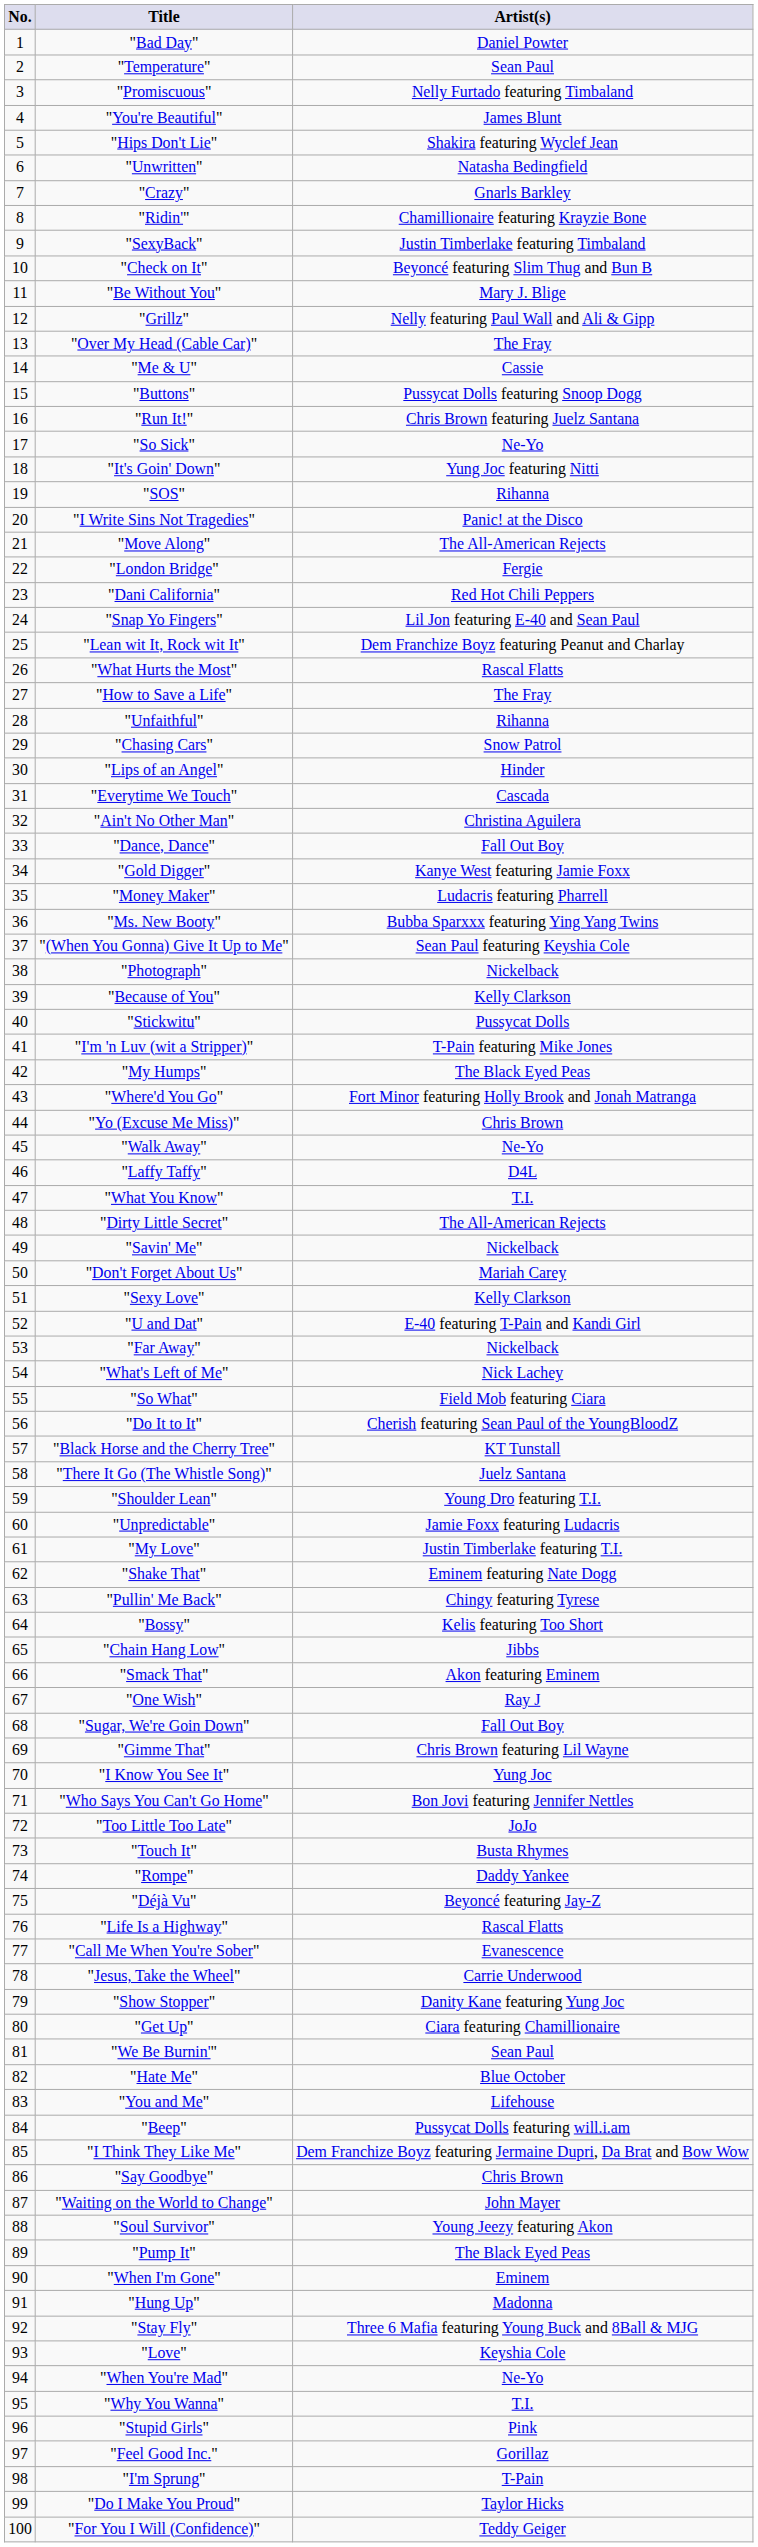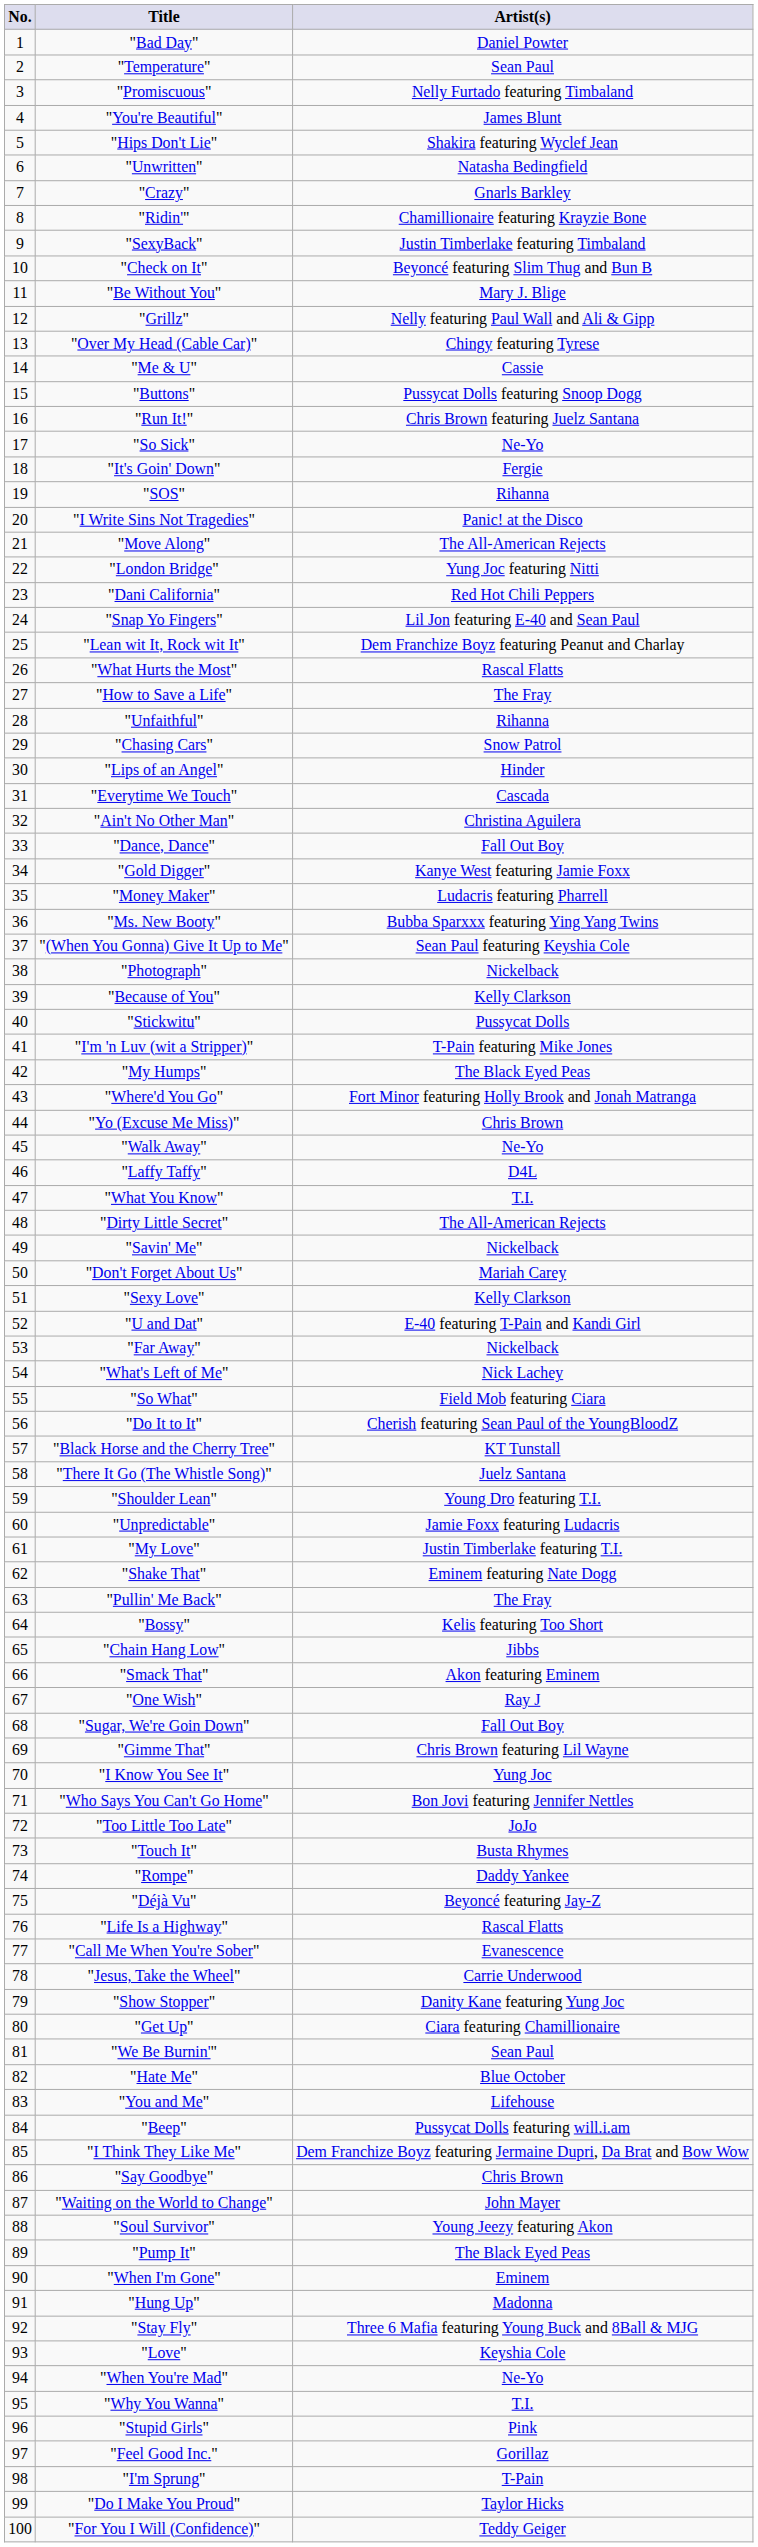(523, 343) The Fray -> (523, 343) Chingy featuring Tyrese
(523, 469) Yung Joc featuring Nitti -> (523, 469) Fergie
(523, 569) Fergie -> (523, 569) Yung Joc featuring Nitti
(523, 1599) Chingy featuring Tyrese -> (523, 1599) The Fray
